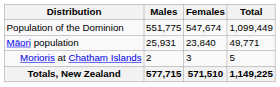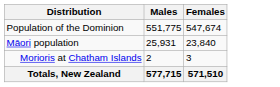- column: (251, 12)
